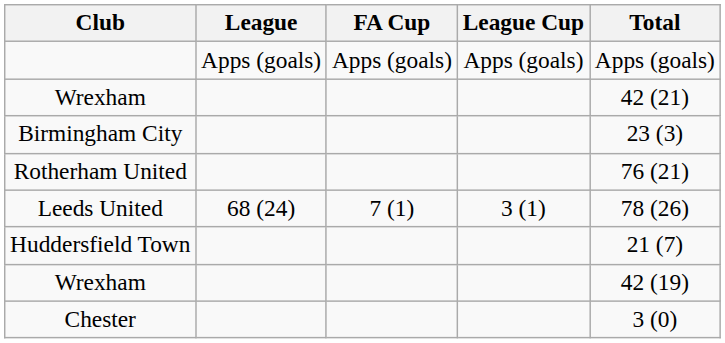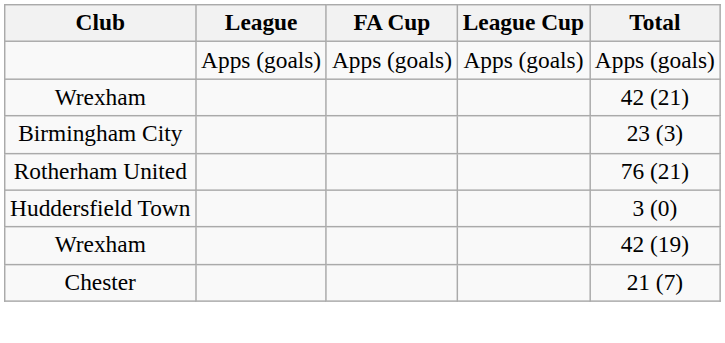- row: (100, 208)
(655, 245) 21 (7) -> (655, 208) 3 (0)
(655, 319) 3 (0) -> (655, 282) 21 (7)
